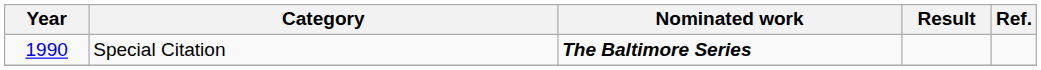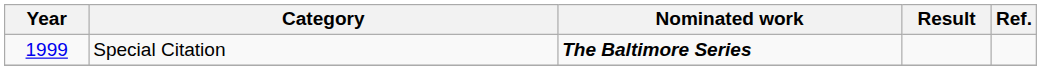(47, 49) 1990 -> (47, 49) 1999
